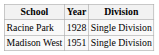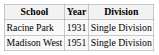(77, 27) 1928 -> (77, 27) 1931
